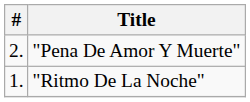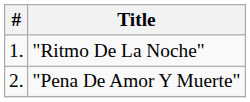rows swapped: (119, 81) <-> (136, 50)
